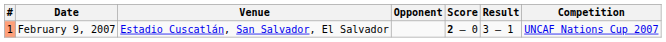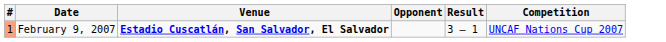- column: (463, 13)
(255, 29) normal -> (255, 29) bold
